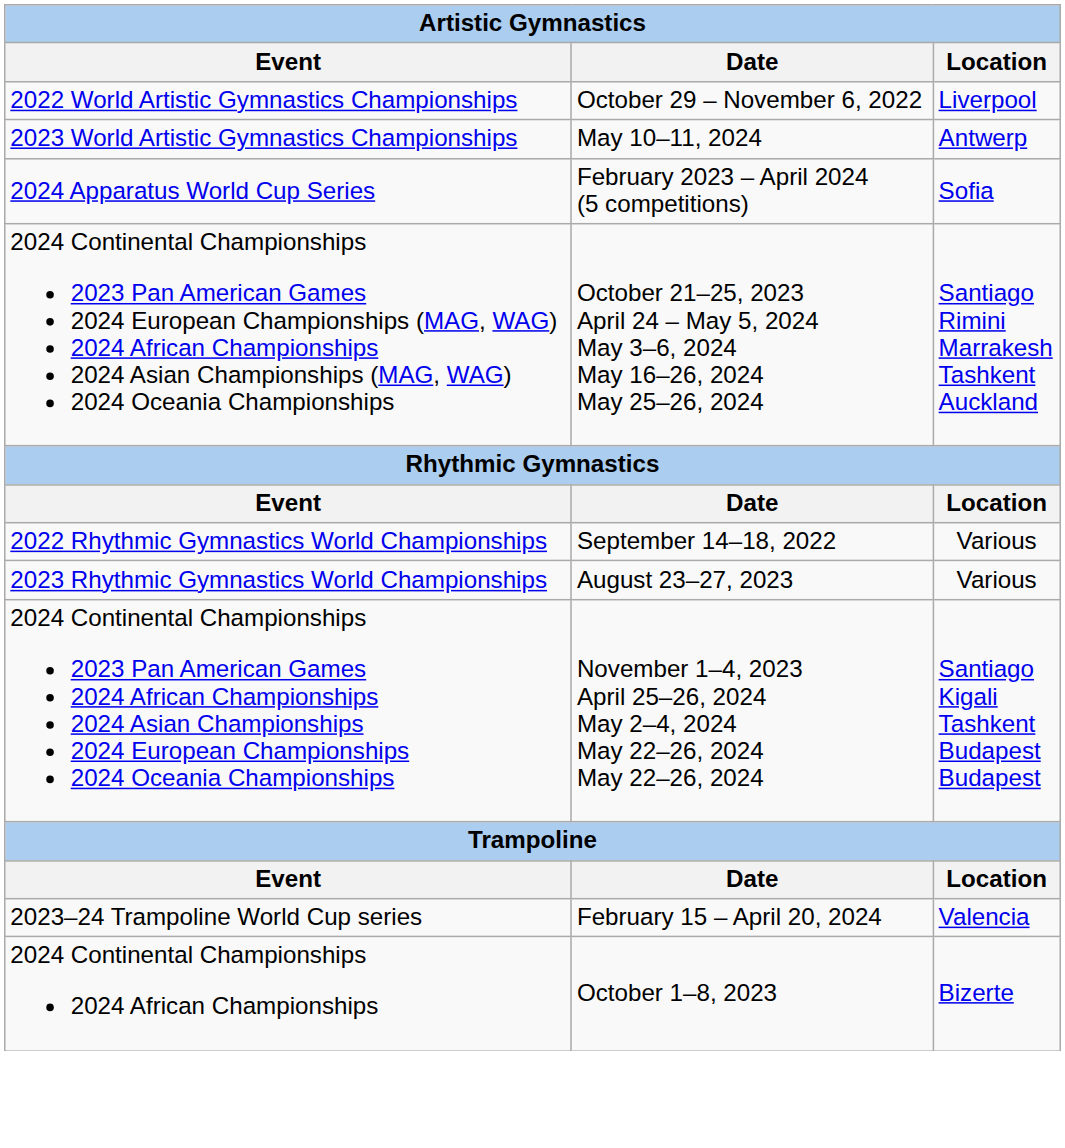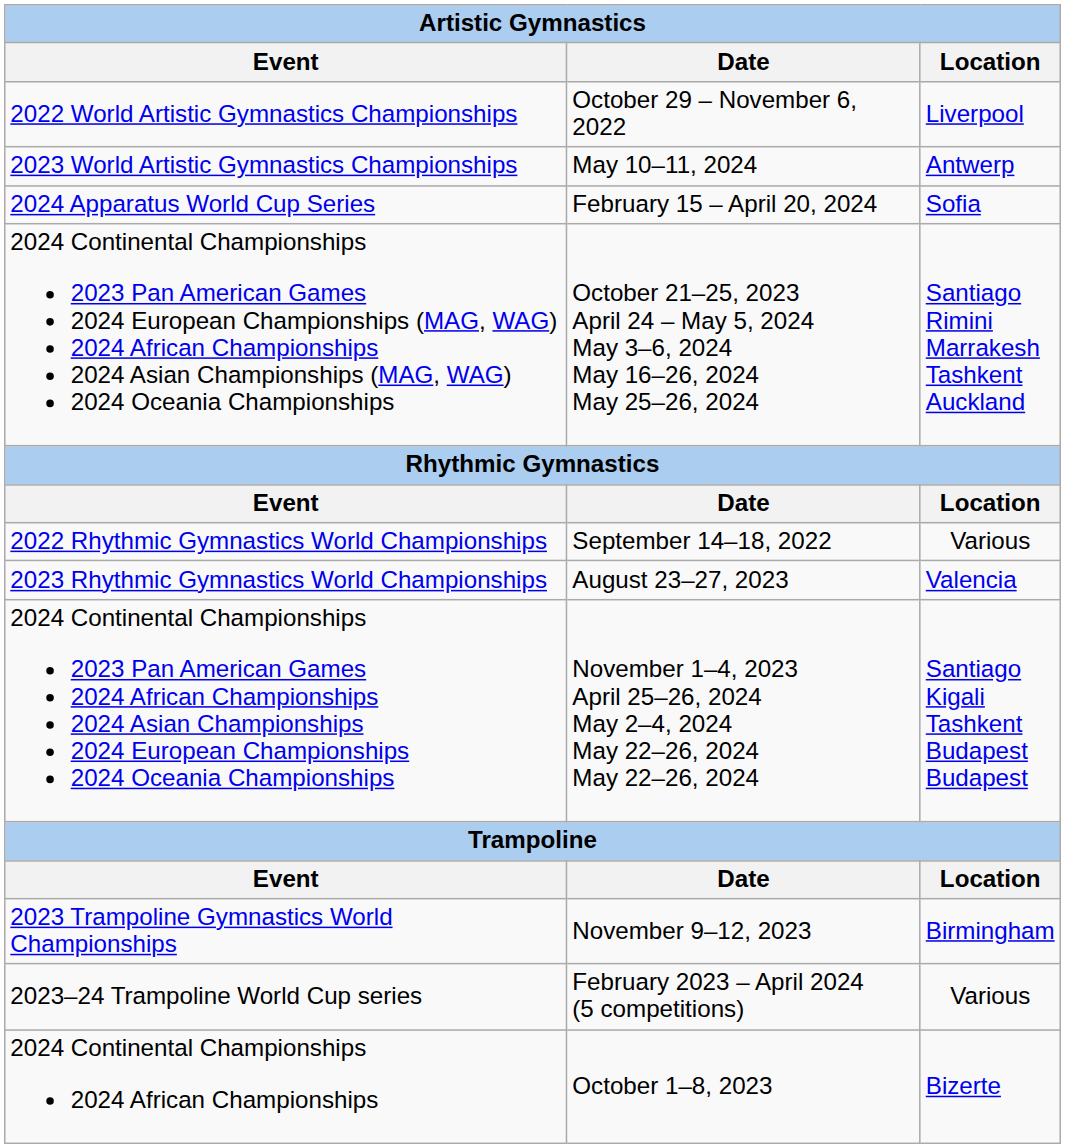(723, 190) February 2023 – April 2024 (5 competitions) -> (725, 204) February 15 – April 20, 2024
(997, 579) Various -> (971, 579) Valencia
+ row: (201, 930)
(729, 917) February 15 – April 20, 2024 -> (718, 996) February 2023 – April 2024 (5 competitions)
(984, 917) Valencia -> (990, 996) Various
